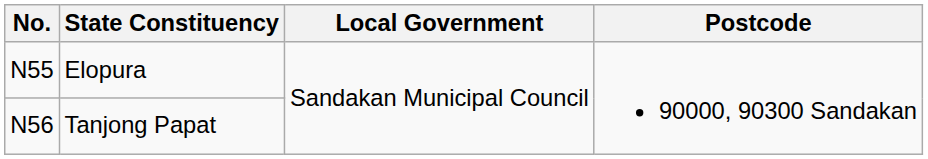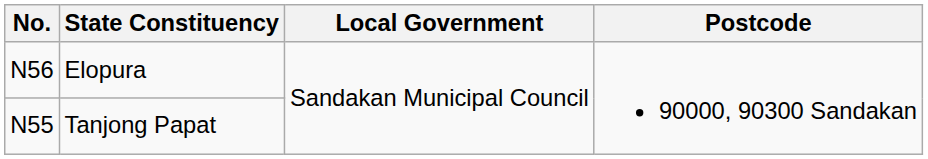(32, 69) N55 -> (32, 69) N56
(32, 125) N56 -> (32, 125) N55
